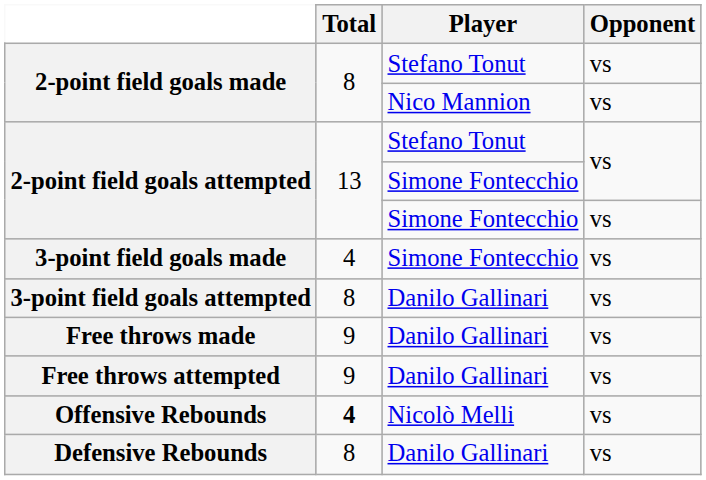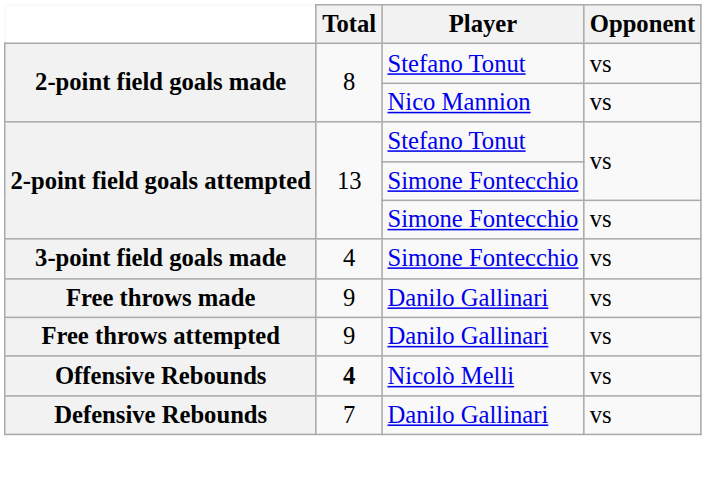- row: (161, 297)
(349, 453) 8 -> (349, 414) 7
